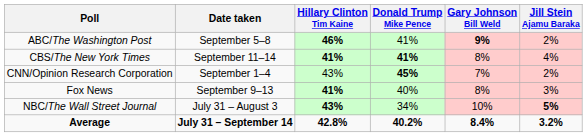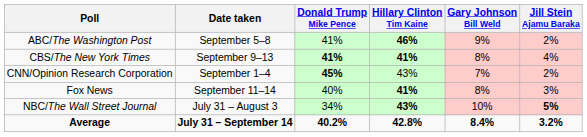columns swapped: (332, 18) <-> (407, 18)
(482, 40) bold -> (482, 40) normal
(235, 57) September 11–14 -> (235, 57) September 9–13
(235, 90) September 9–13 -> (235, 90) September 11–14
